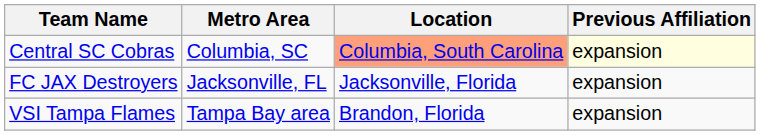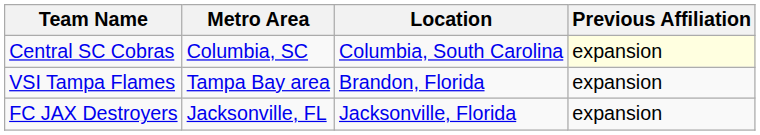(451, 51) lightsalmon background -> (451, 51) no background
rows swapped: (92, 113) <-> (93, 82)
